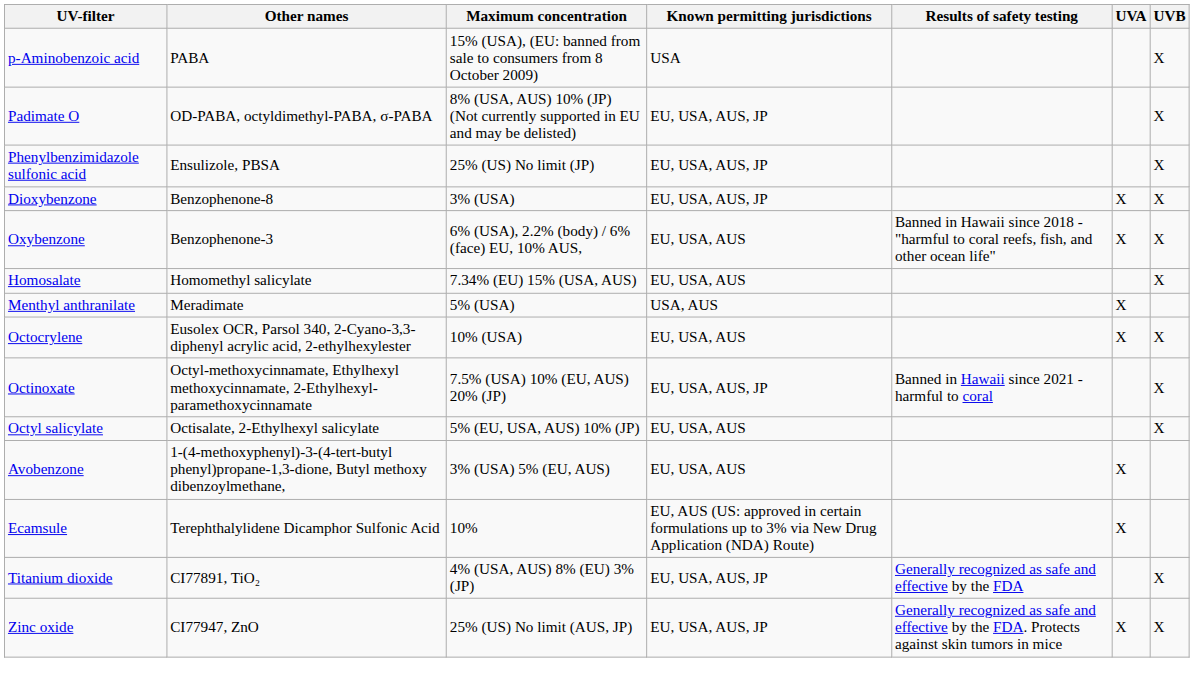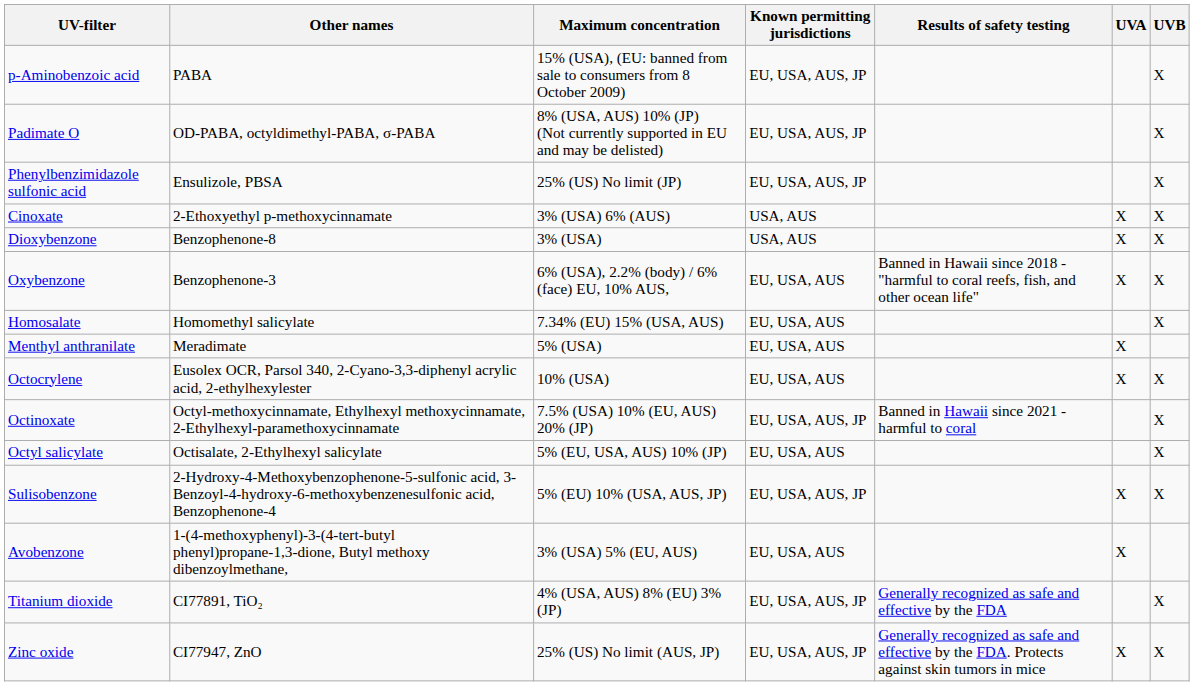(665, 57) USA -> (808, 74) EU, USA, AUS, JP
+ row: (35, 215)
(709, 198) EU, USA, AUS, JP -> (783, 239) USA, AUS
(684, 304) USA, AUS -> (797, 346) EU, USA, AUS
+ row: (52, 493)
- row: (38, 528)
